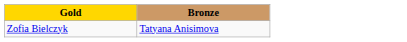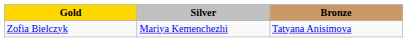+ column: (203, 12)
